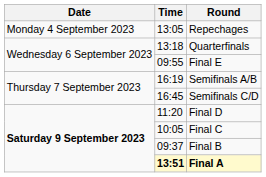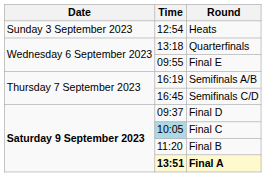+ row: (203, 29)
- row: (219, 29)
(170, 113) 11:20 -> (170, 113) 09:37
(170, 130) no background -> (170, 130) lightblue background
(170, 146) 09:37 -> (170, 146) 11:20
